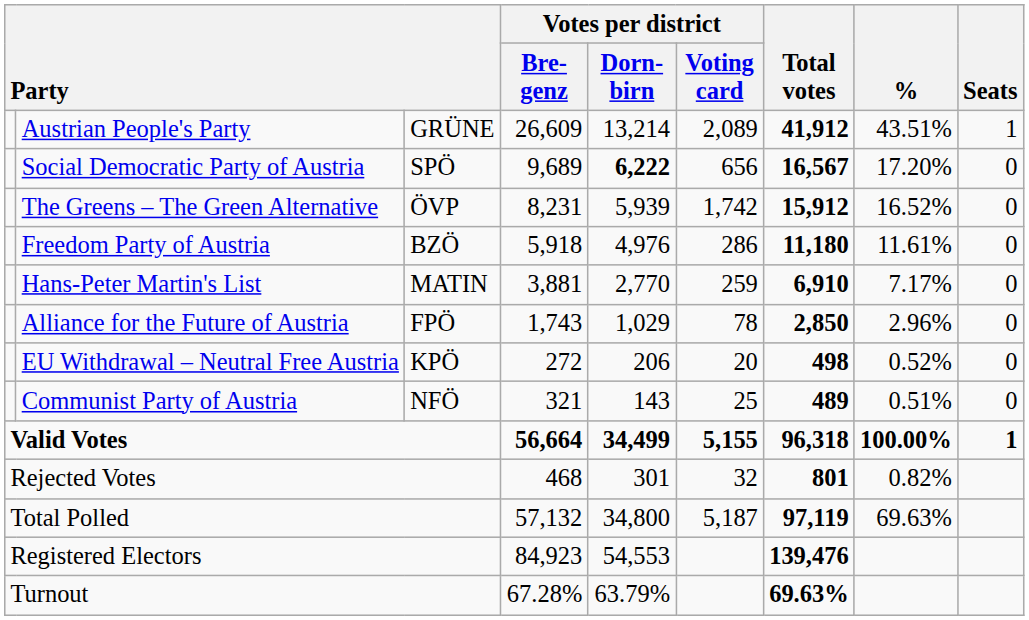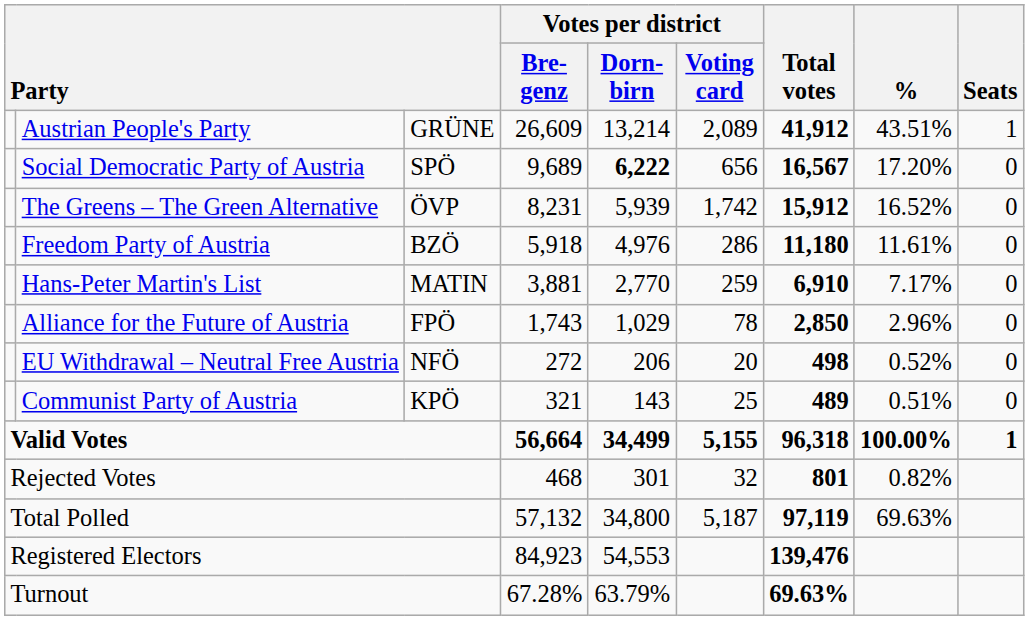(435, 362) KPÖ -> (435, 362) NFÖ
(435, 400) NFÖ -> (435, 400) KPÖ
